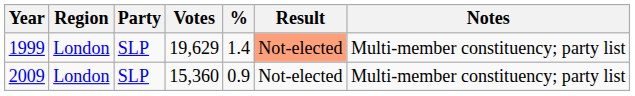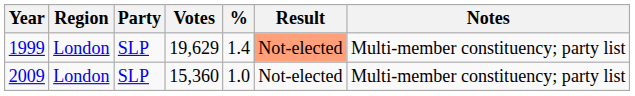(239, 76) 0.9 -> (239, 76) 1.0
